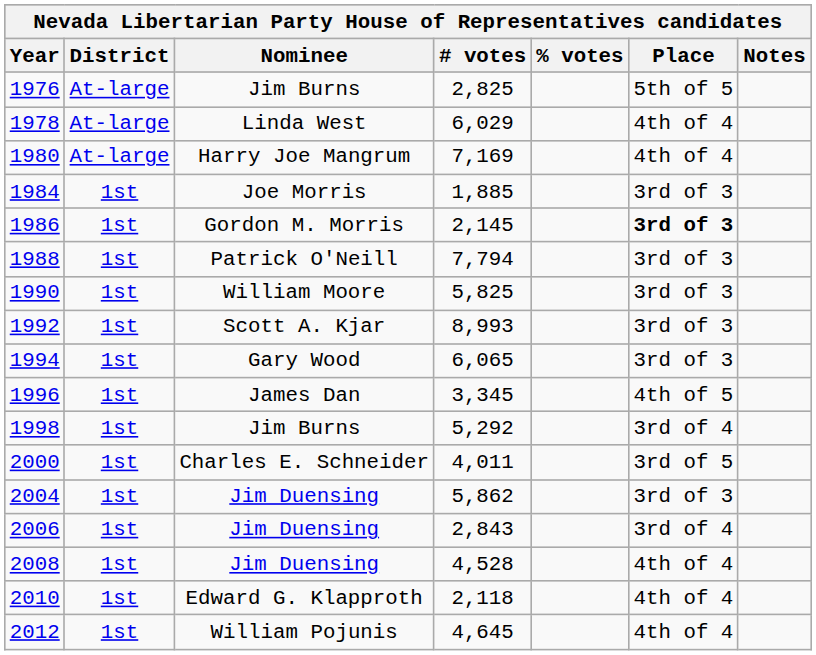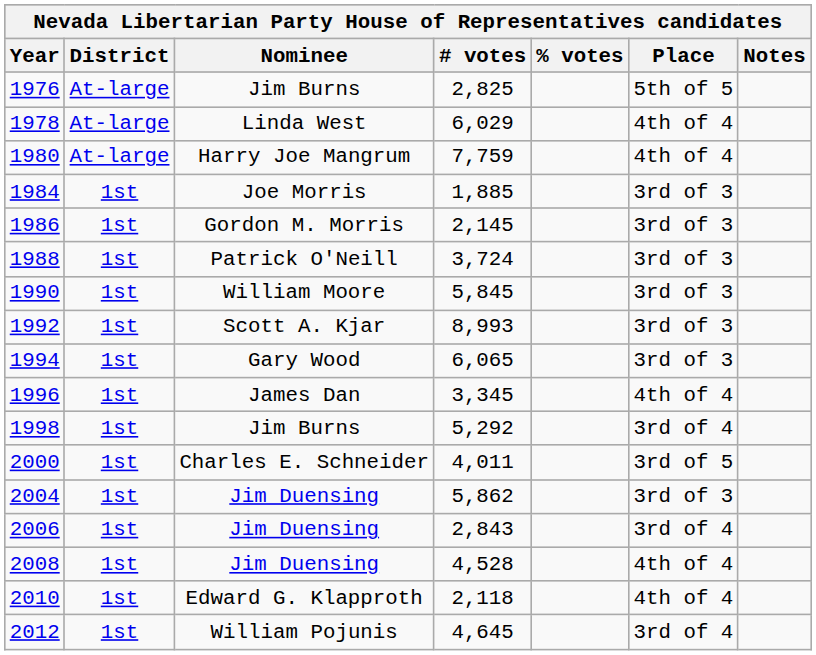(483, 157) 7,169 -> (483, 157) 7,759
(683, 225) bold -> (683, 225) normal
(483, 259) 7,794 -> (483, 259) 3,724
(483, 293) 5,825 -> (483, 293) 5,845
(683, 395) 4th of 5 -> (683, 395) 4th of 4
(683, 632) 4th of 4 -> (683, 632) 3rd of 4
